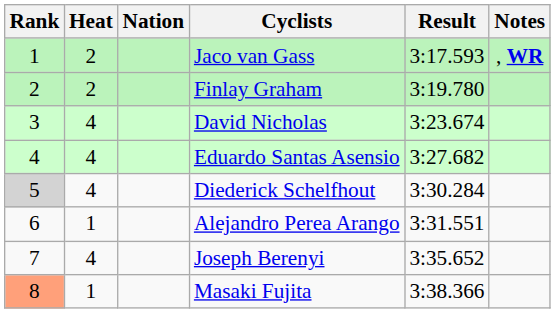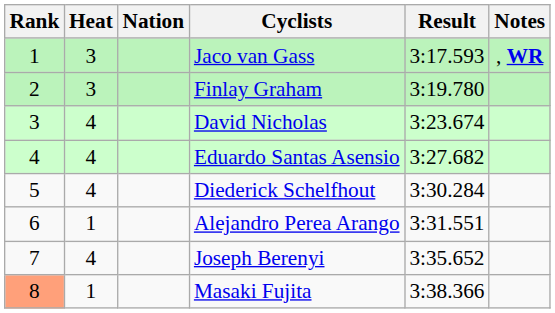(91, 55) 2 -> (91, 55) 3
(91, 88) 2 -> (91, 88) 3
(34, 190) lightgrey background -> (34, 190) no background
